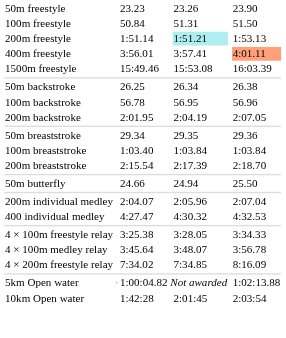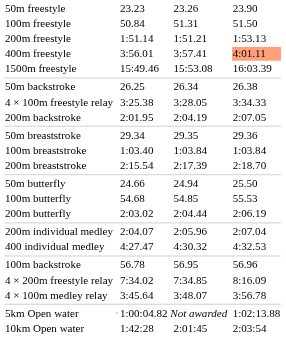(190, 38) paleturquoise background -> (190, 38) no background
rows swapped: (43, 102) <-> (59, 234)
+ row: (38, 198)
+ row: (38, 214)
rows swapped: (59, 265) <-> (56, 249)
